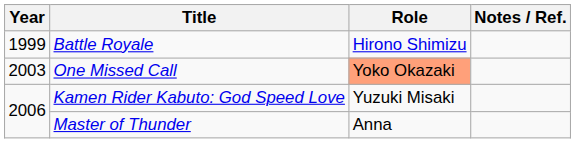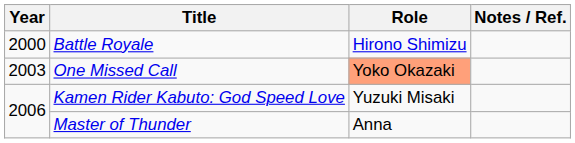(27, 44) 1999 -> (27, 44) 2000
